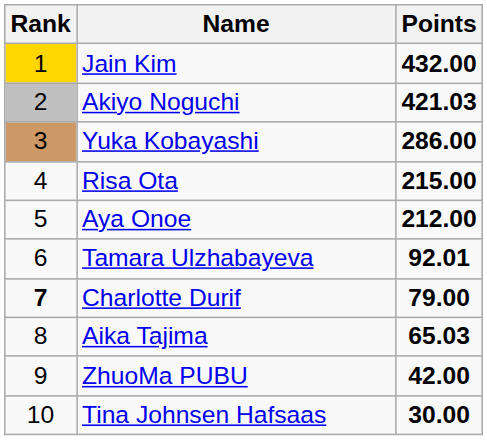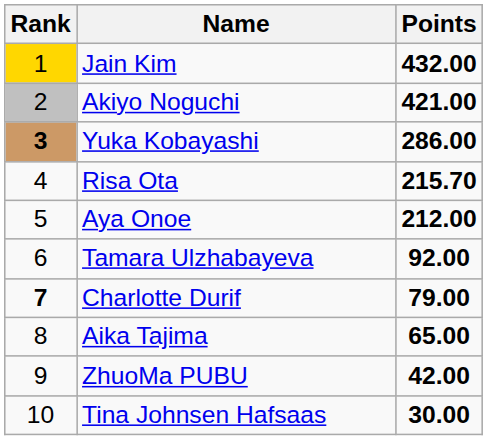(439, 102) 421.03 -> (439, 102) 421.00
(41, 141) normal -> (41, 141) bold
(439, 180) 215.00 -> (439, 180) 215.70
(439, 258) 92.01 -> (439, 258) 92.00
(439, 336) 65.03 -> (439, 336) 65.00
